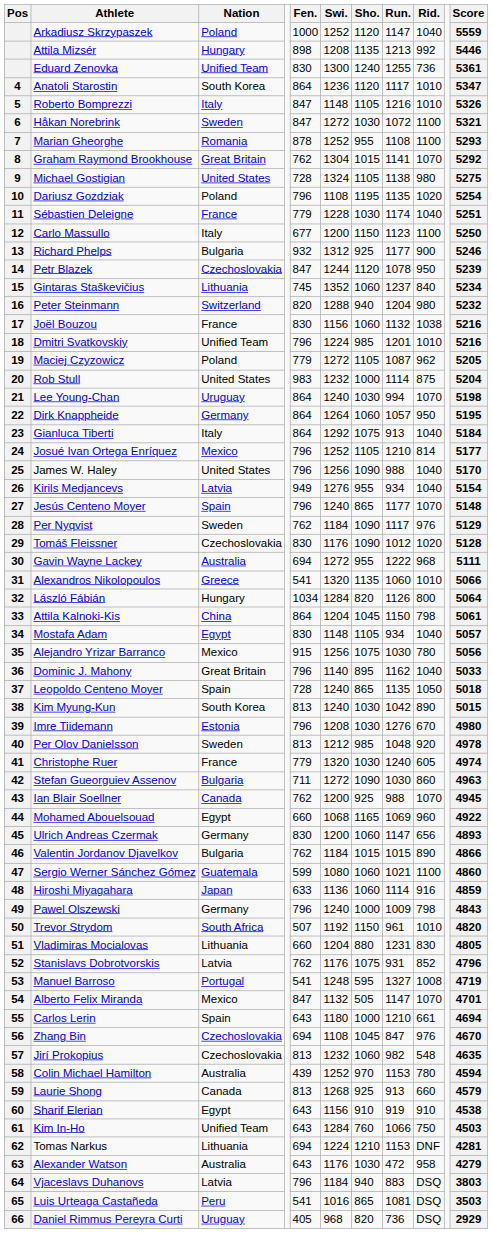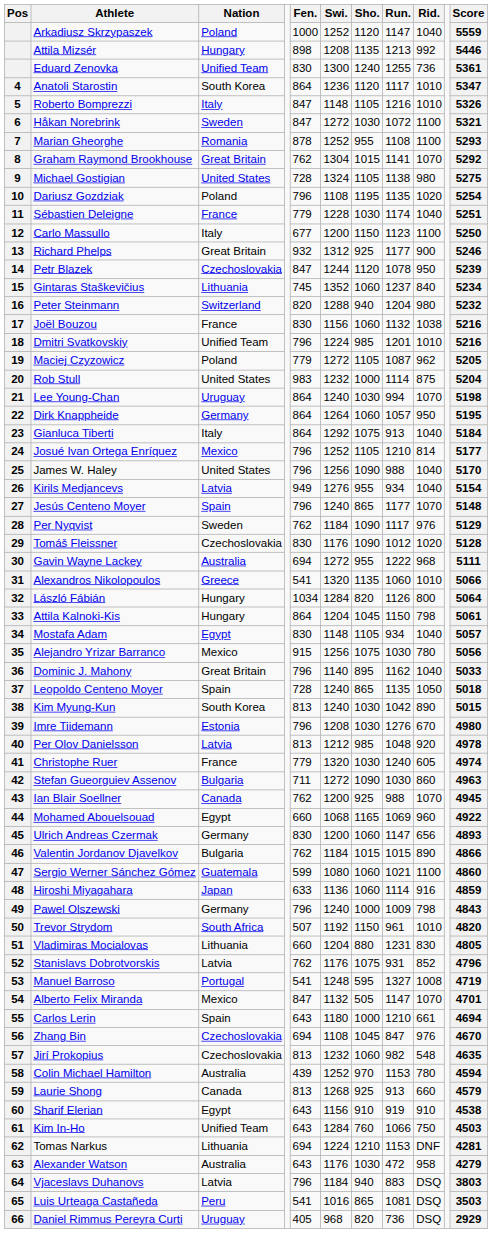(222, 251) Bulgaria -> (234, 251) Great Britain
(216, 616) China -> (223, 616) Hungary
(222, 744) Sweden -> (217, 744) Latvia
